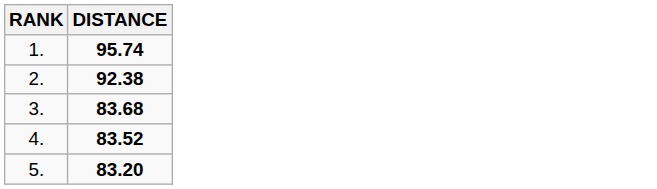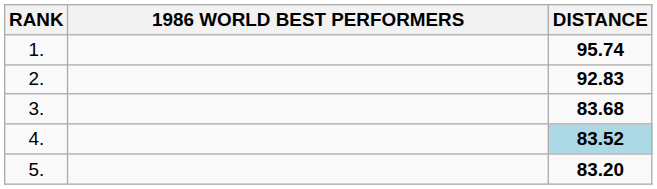+ column: (308, 20)
(120, 80) 92.38 -> (600, 80) 92.83
(120, 139) no background -> (600, 139) lightblue background
